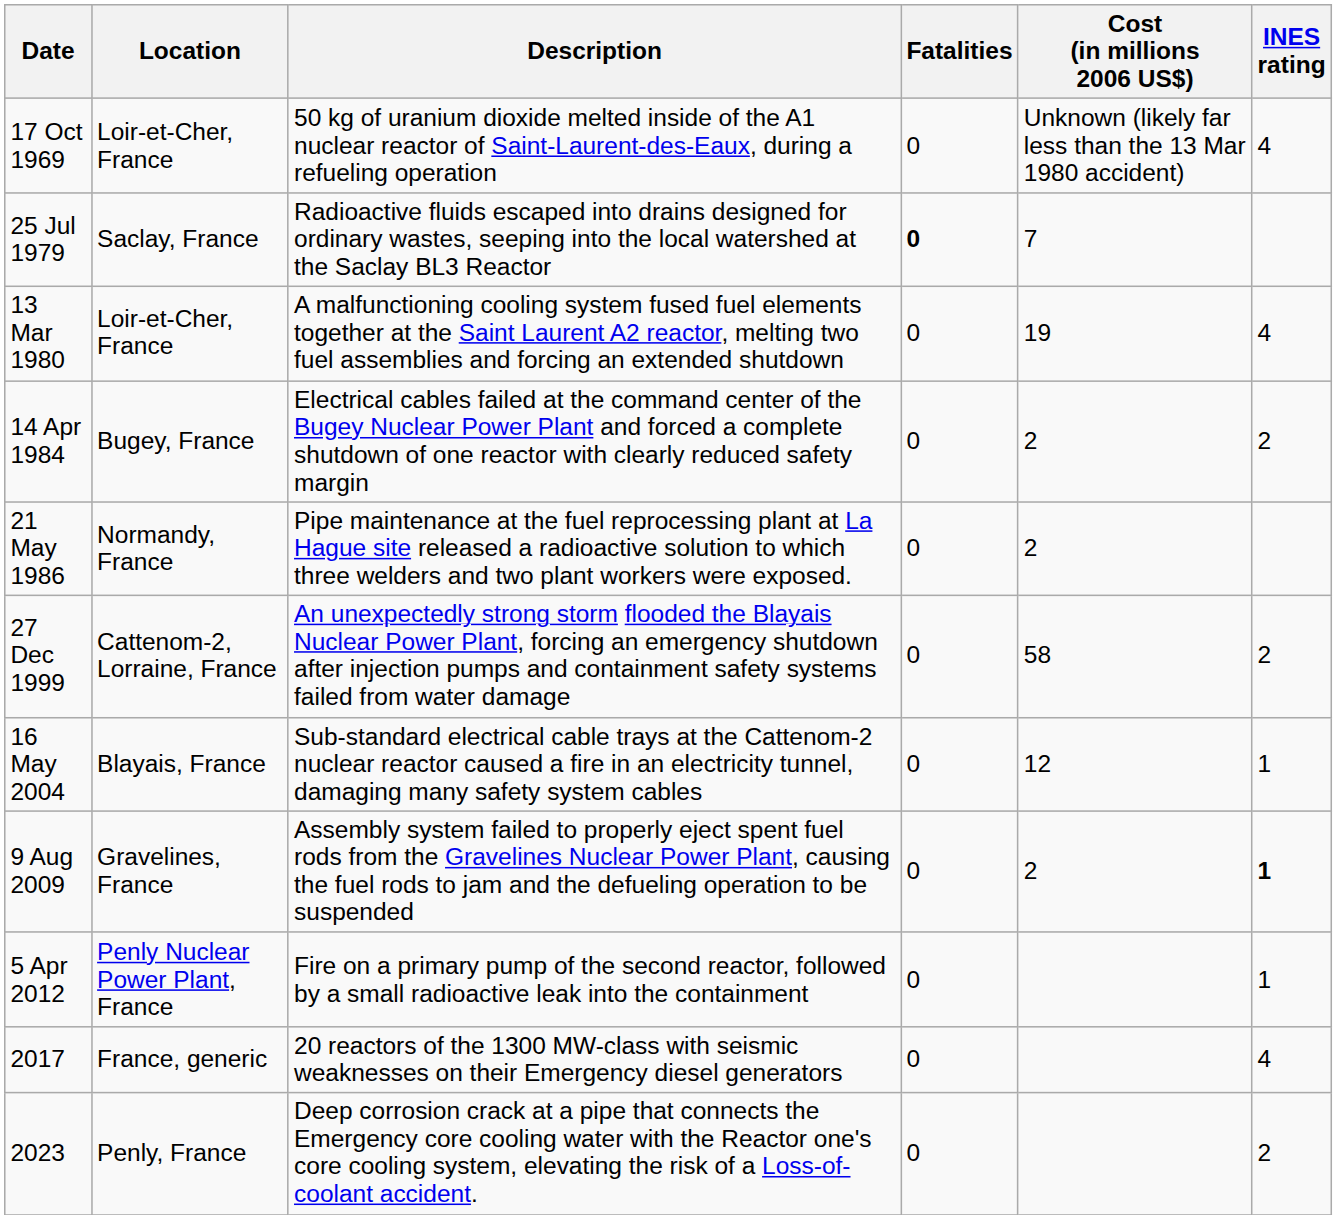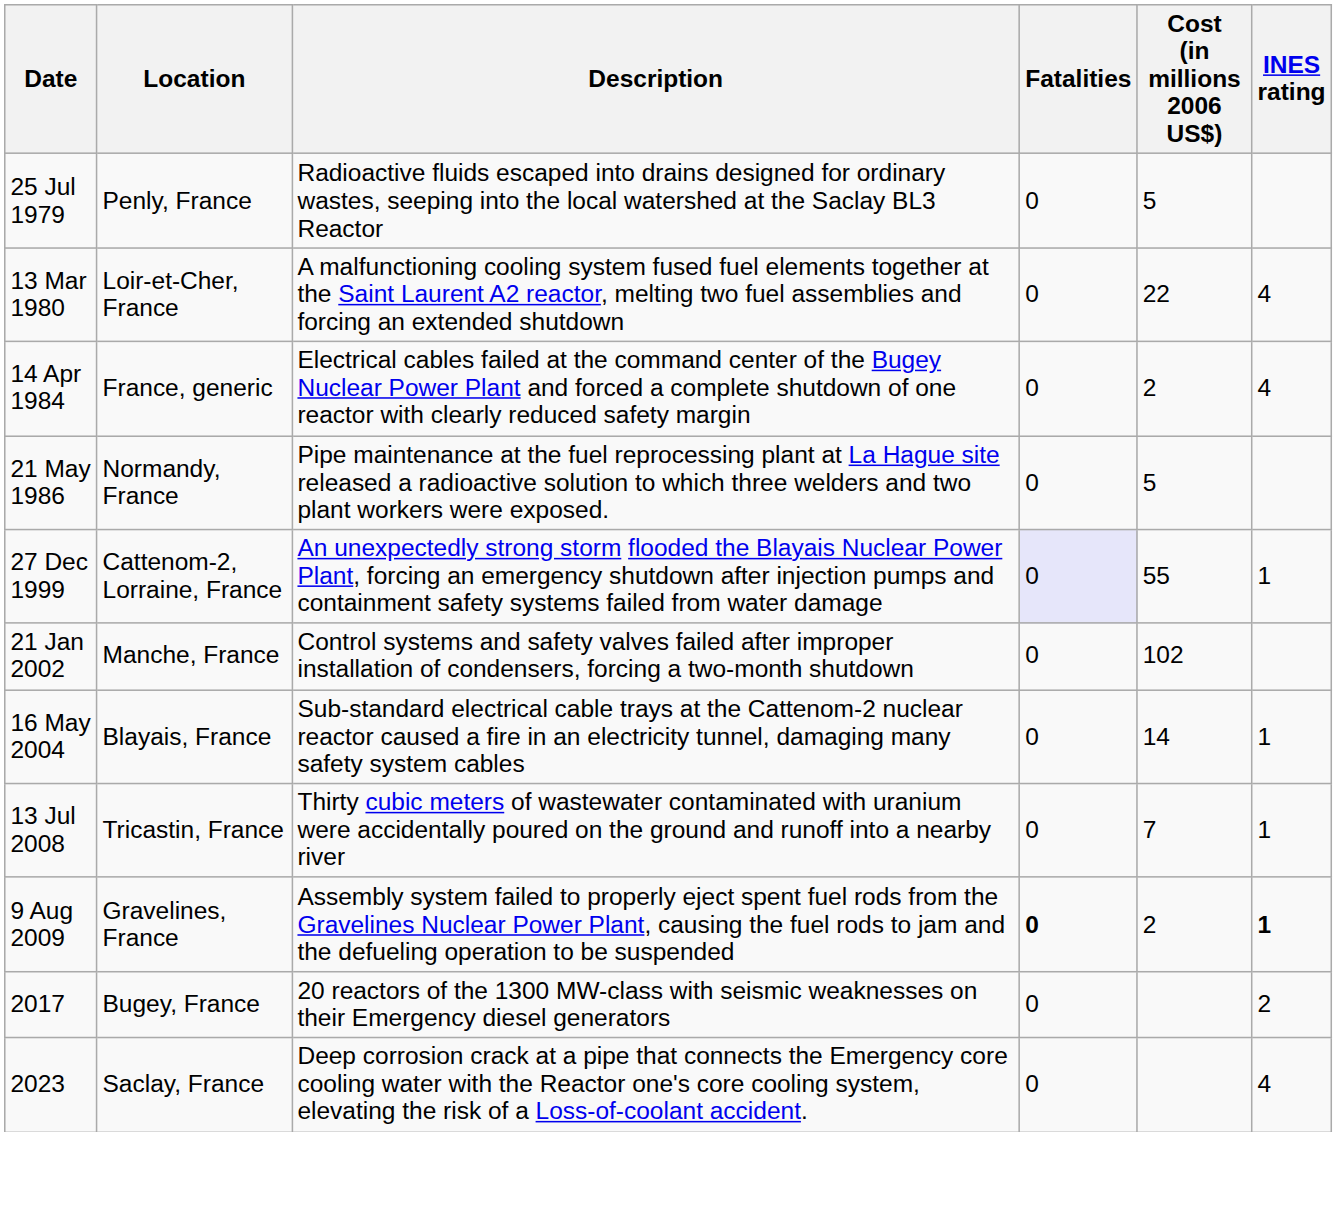- row: (46, 145)
(178, 239) Saclay, France -> (177, 200) Penly, France
(913, 239) bold -> (1032, 200) normal
(1031, 239) 7 -> (1149, 200) 5
(1037, 333) 19 -> (1156, 294) 22
(176, 440) Bugey, France -> (188, 388) France, generic
(1264, 440) 2 -> (1264, 388) 4
(1031, 548) 2 -> (1149, 482) 5
(913, 656) no background -> (1032, 576) lavender background
(1037, 656) 58 -> (1156, 576) 55
(1264, 656) 2 -> (1264, 576) 1
+ row: (47, 656)
(1037, 763) 12 -> (1156, 736) 14
+ row: (43, 830)
(913, 871) normal -> (1032, 924) bold
- row: (39, 979)
(182, 1059) France, generic -> (181, 1004) Bugey, France
(1264, 1059) 4 -> (1264, 1004) 2
(172, 1153) Penly, France -> (183, 1084) Saclay, France
(1264, 1153) 2 -> (1264, 1084) 4
